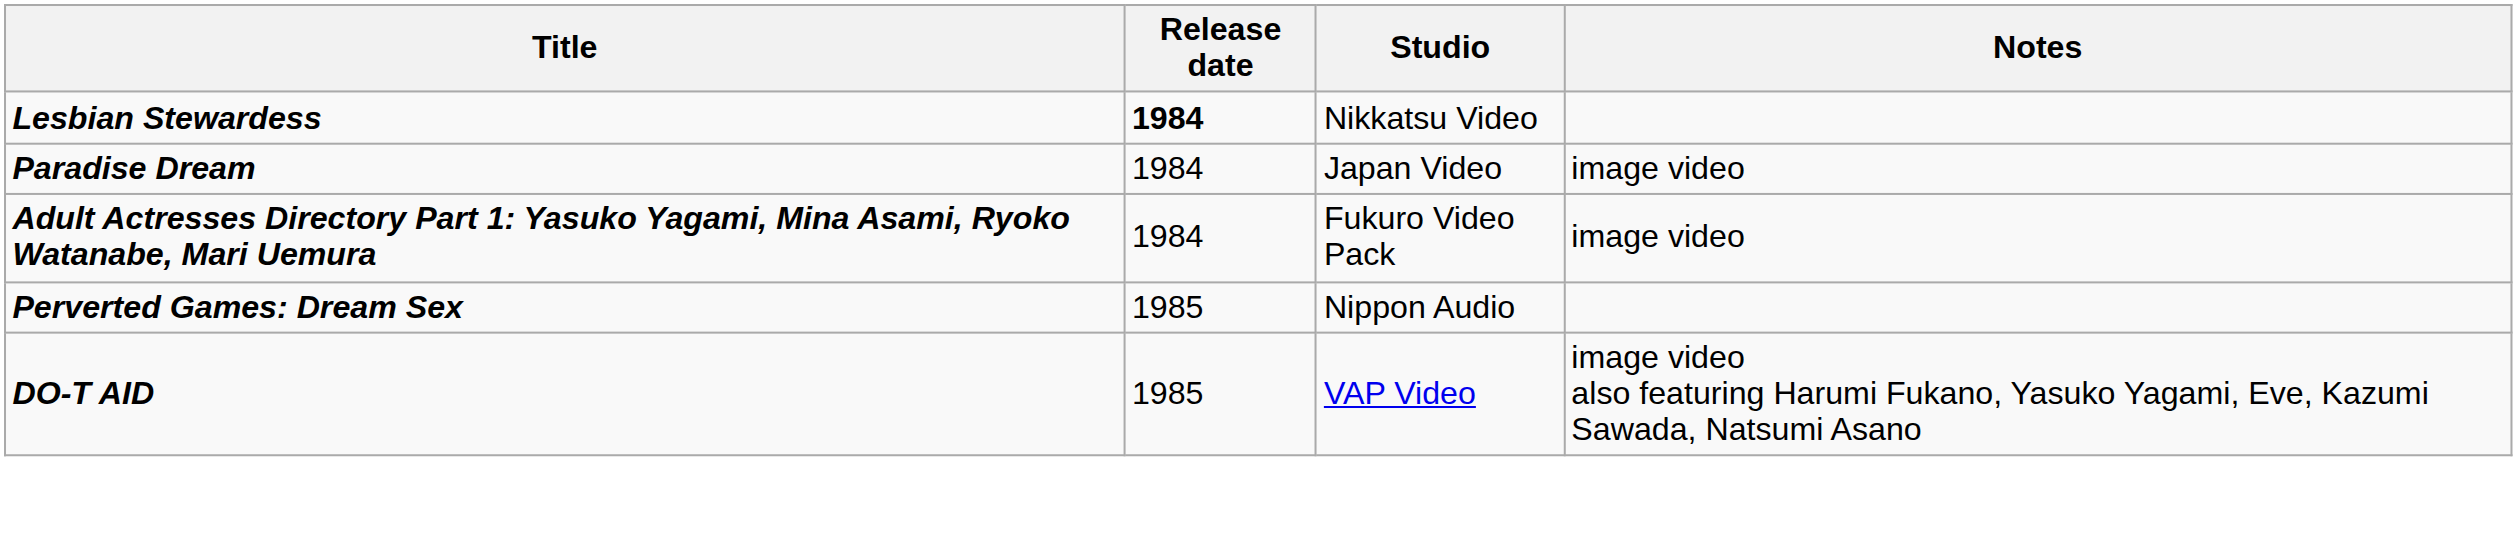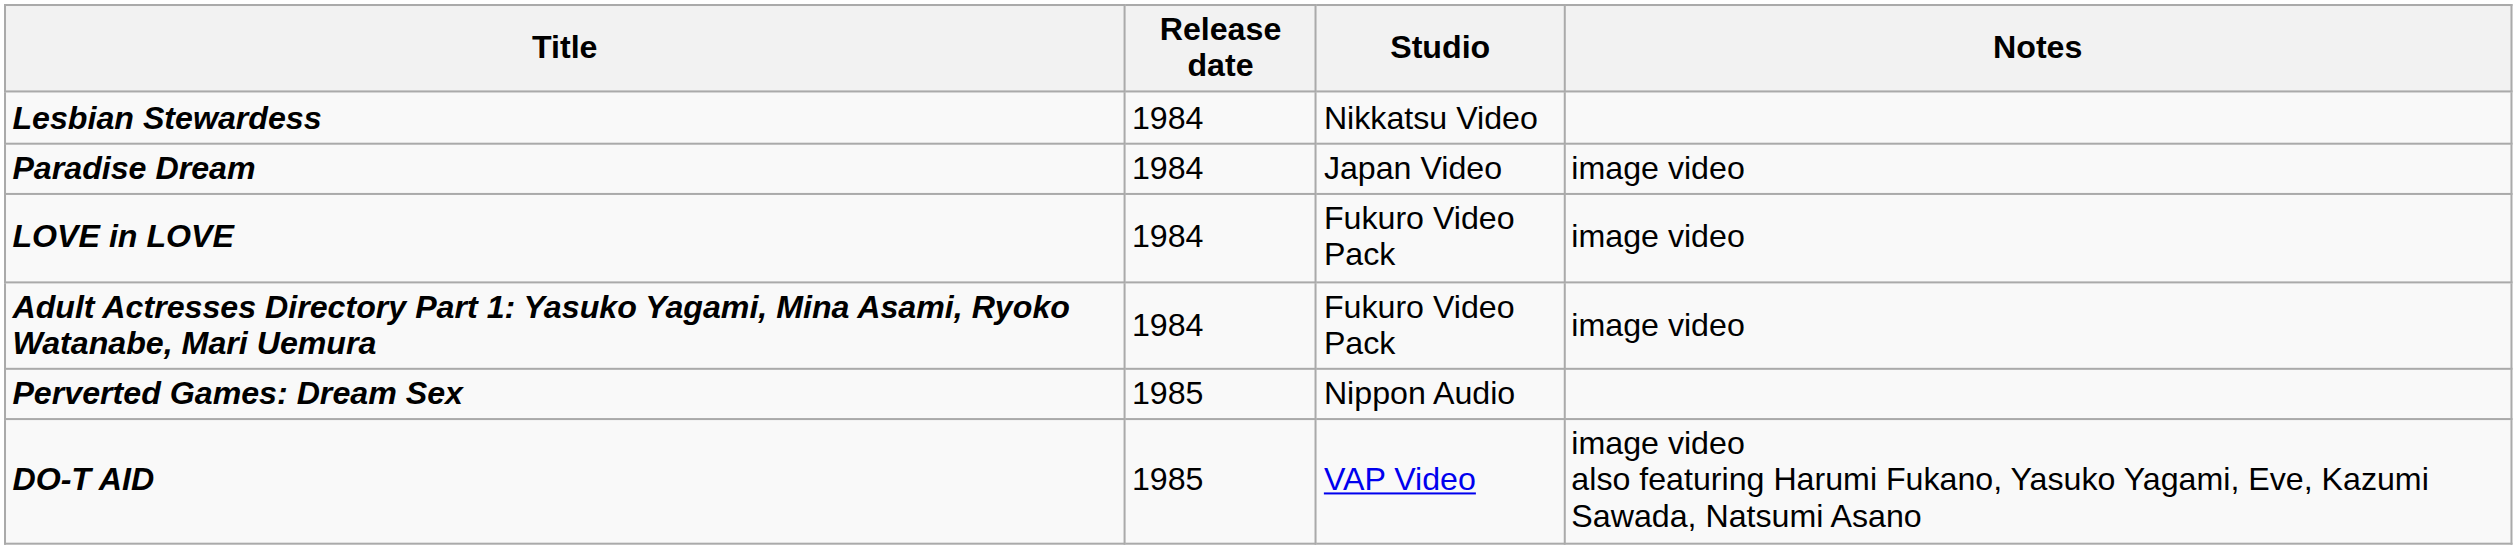(1168, 117) bold -> (1168, 117) normal
+ row: (123, 237)
